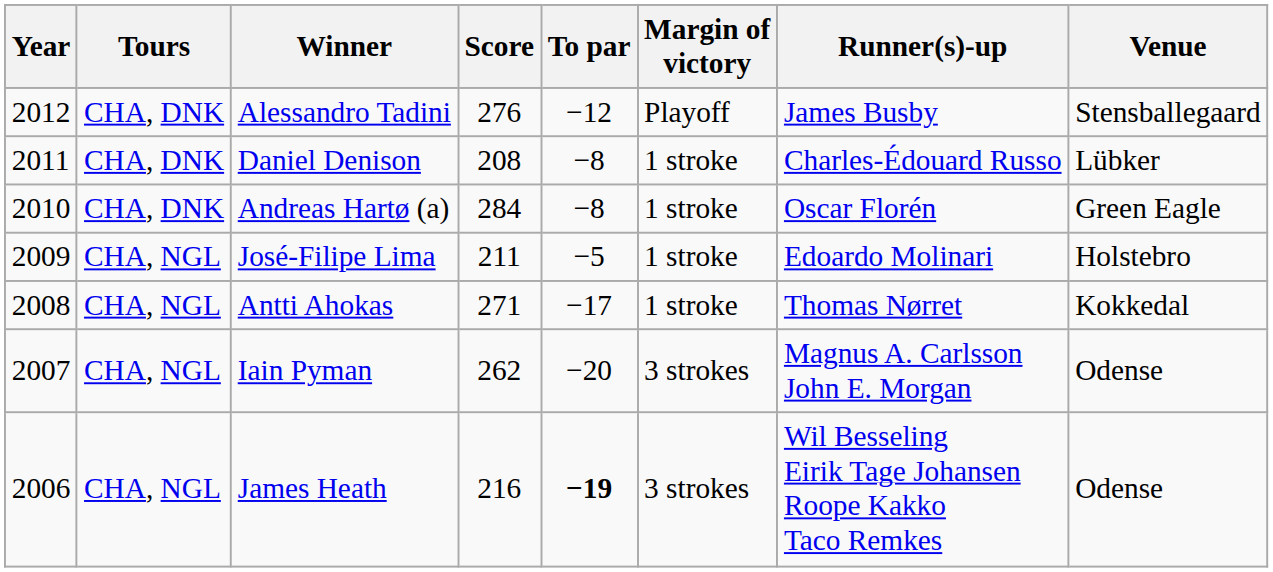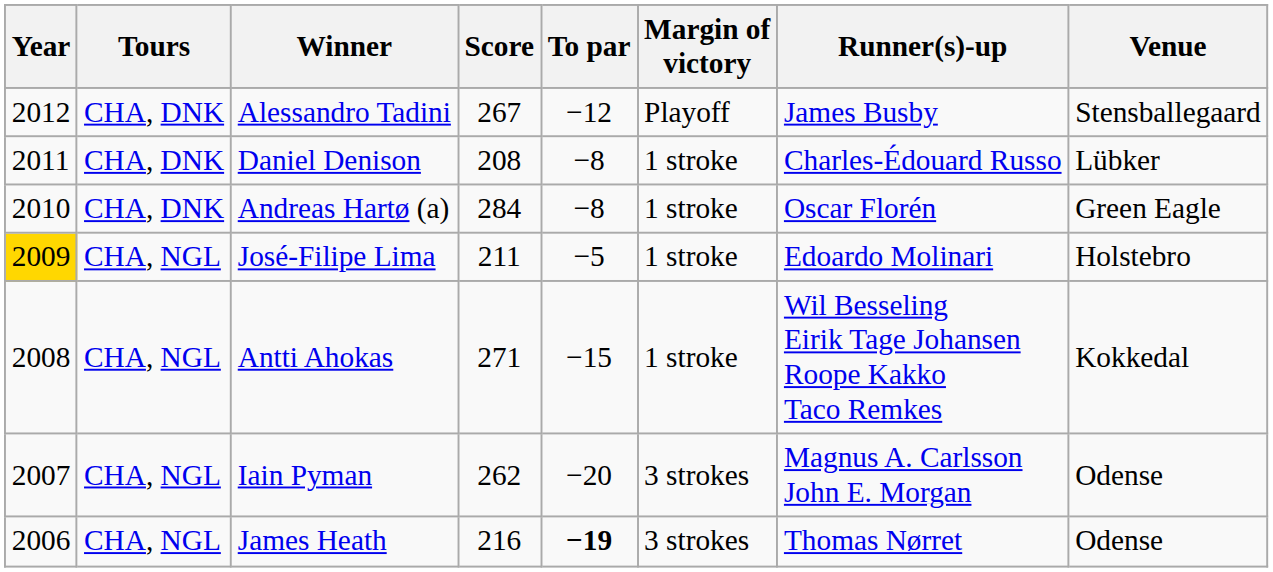(499, 111) 276 -> (499, 111) 267
(41, 257) no background -> (41, 257) gold background
(589, 305) −17 -> (589, 357) −15
(873, 305) Thomas Nørret -> (902, 357) Wil Besseling Eirik Tage Johansen Roope Kakko Taco Remkes
(902, 489) Wil Besseling Eirik Tage Johansen Roope Kakko Taco Remkes -> (873, 541) Thomas Nørret
